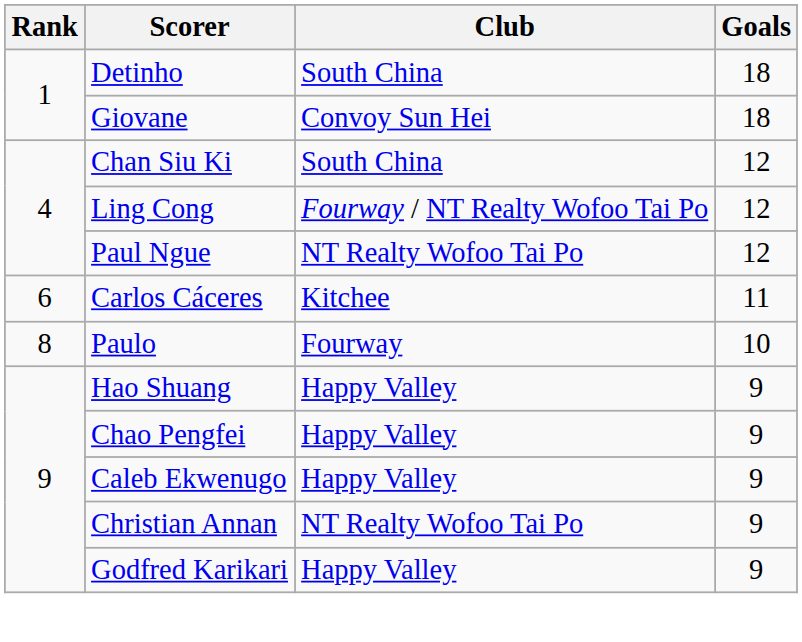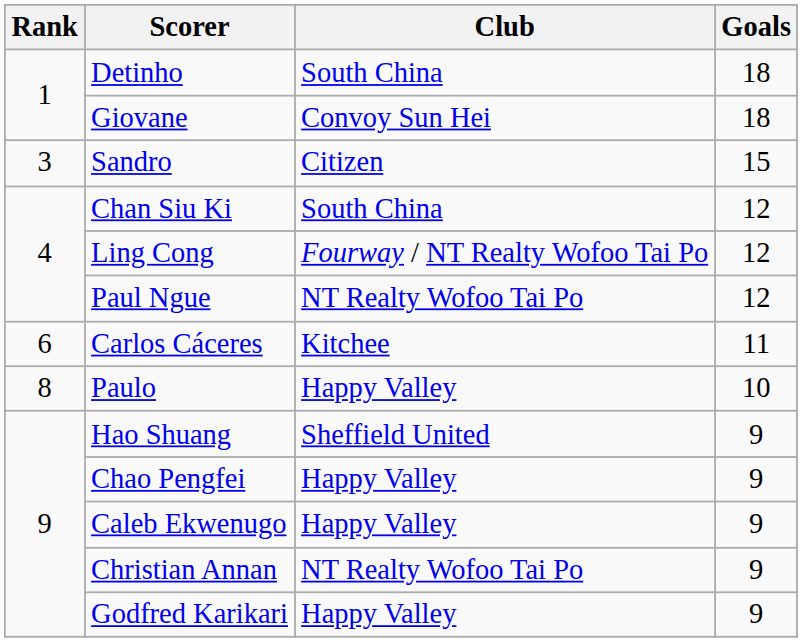+ row: (131, 162)
(352, 343) Fourway -> (379, 388) Happy Valley
(379, 388) Happy Valley -> (395, 433) Sheffield United
